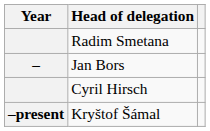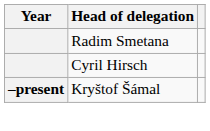- row: (98, 65)
